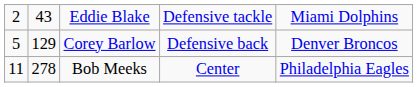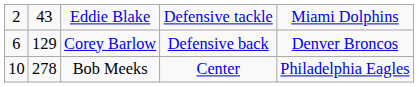(16, 43) 5 -> (16, 43) 6
(16, 69) 11 -> (16, 69) 10
